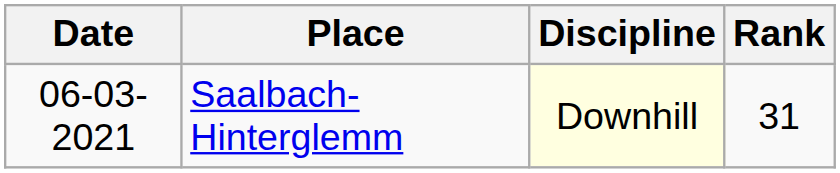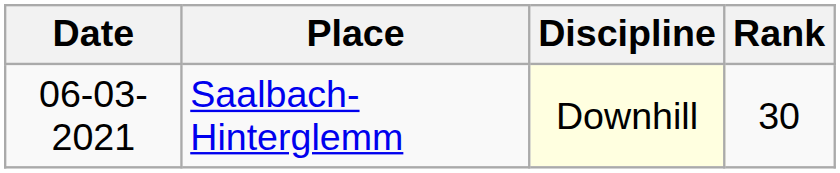(779, 115) 31 -> (779, 115) 30
